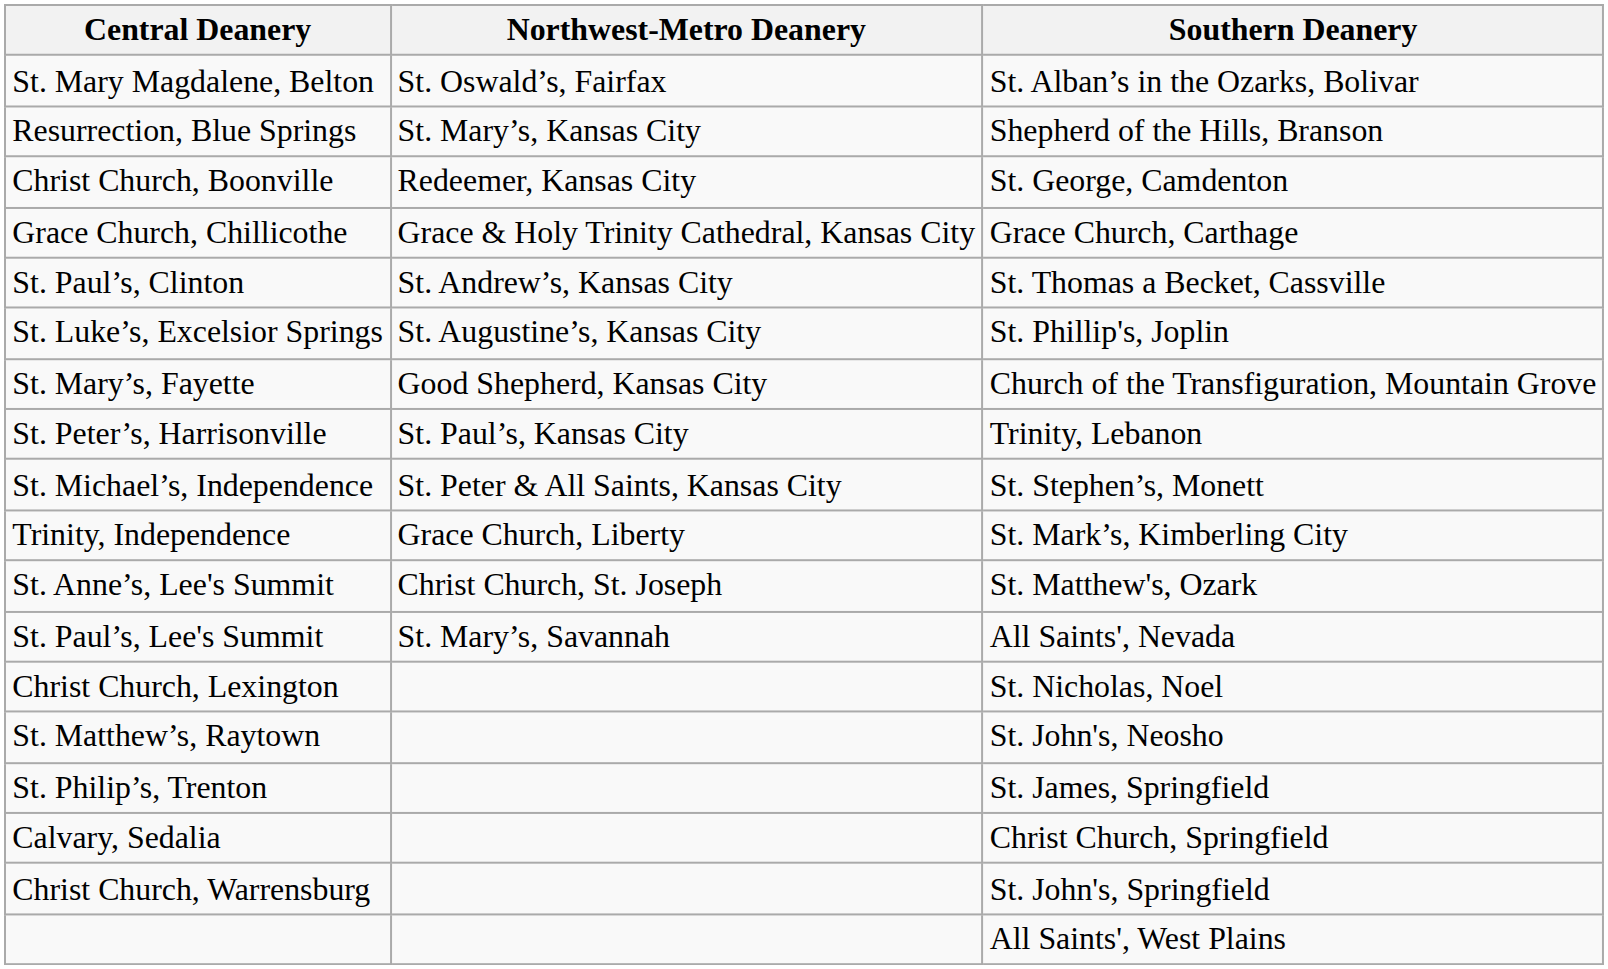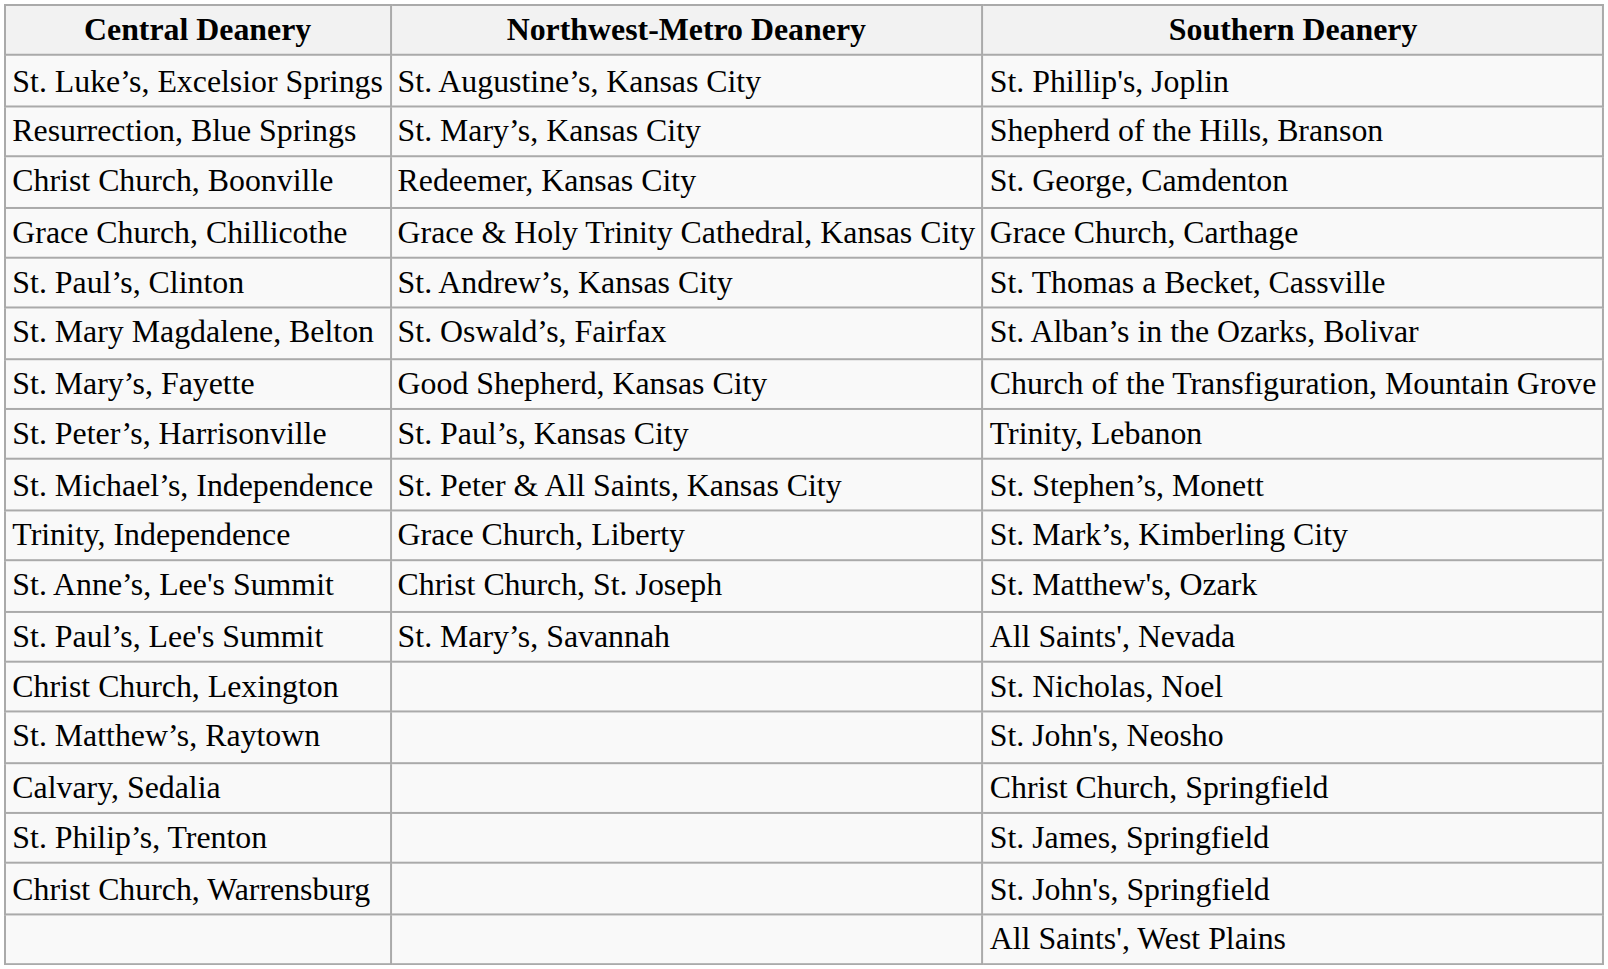rows swapped: (193, 80) <-> (198, 332)
rows swapped: (117, 837) <-> (140, 787)
